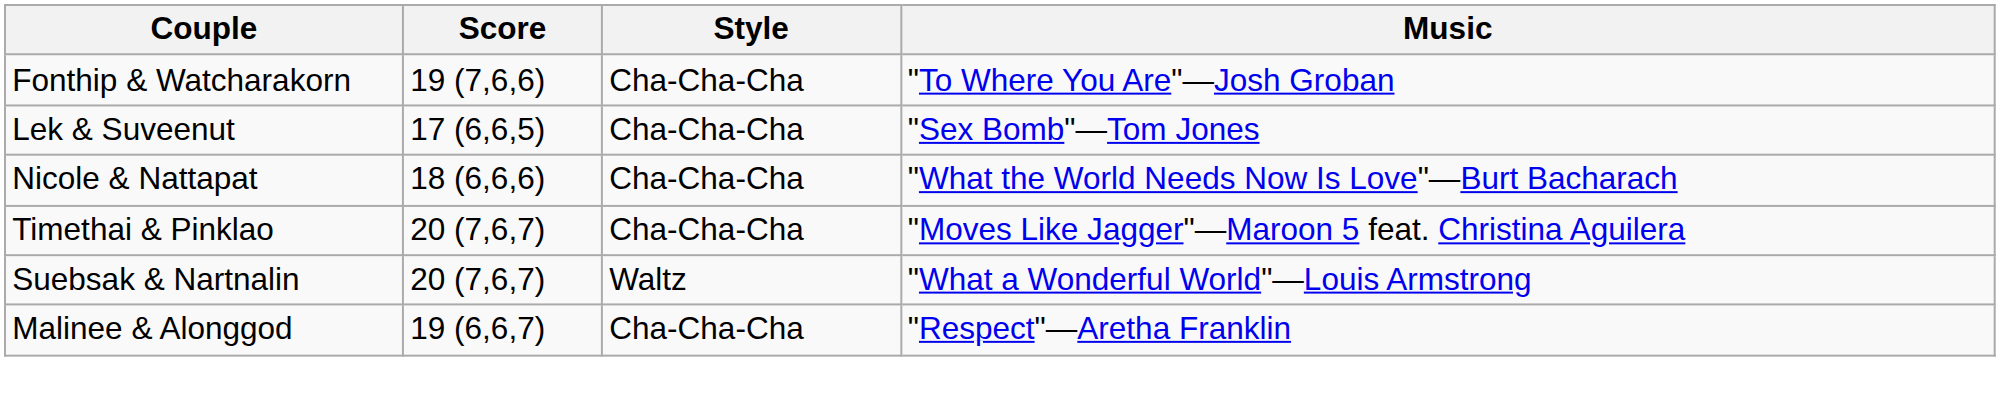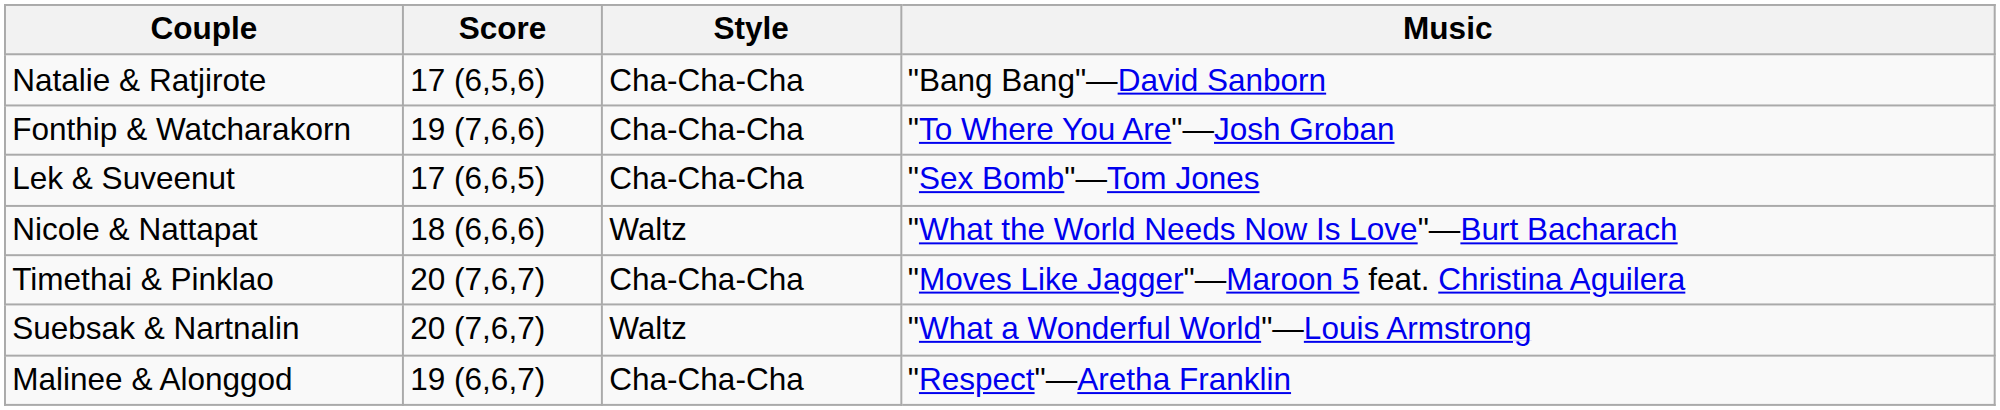+ row: (139, 79)
(706, 179) Cha-Cha-Cha -> (648, 229) Waltz
